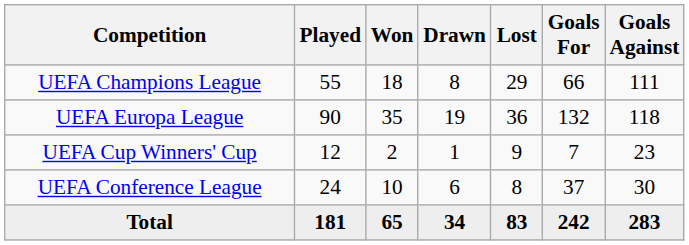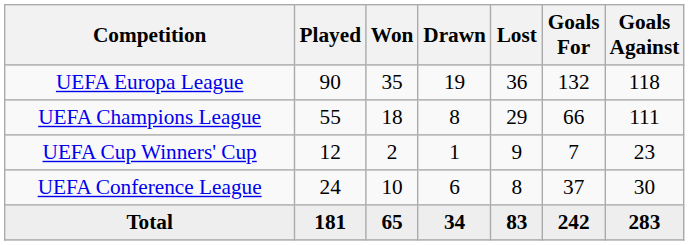rows swapped: (150, 82) <-> (150, 117)
